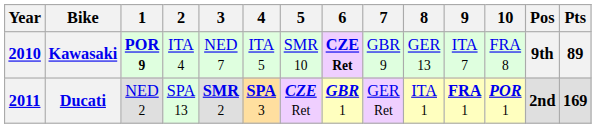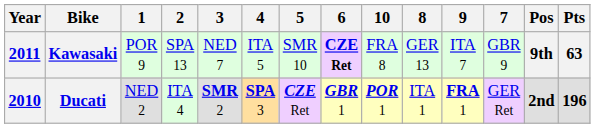columns swapped: (383, 18) <-> (505, 18)
(25, 54) 2010 -> (25, 54) 2011
(142, 54) bold -> (142, 54) normal
(181, 54) ITA 4 -> (180, 54) SPA 13
(575, 54) 89 -> (574, 54) 63
(25, 100) 2011 -> (25, 100) 2010
(181, 100) SPA 13 -> (180, 100) ITA 4
(575, 100) 169 -> (574, 100) 196
